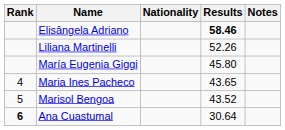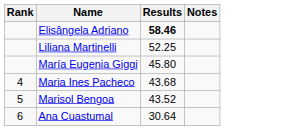- column: (170, 13)
(223, 47) 52.26 -> (162, 47) 52.25
(223, 82) 43.65 -> (162, 82) 43.68
(20, 116) bold -> (20, 116) normal
